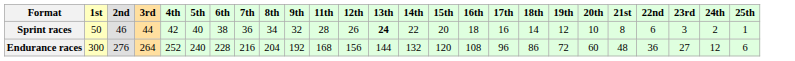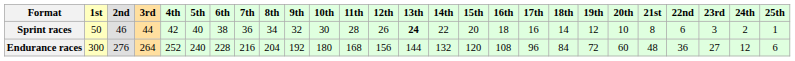+ column: (324, 12)
(533, 47) 86 -> (563, 47) 84
